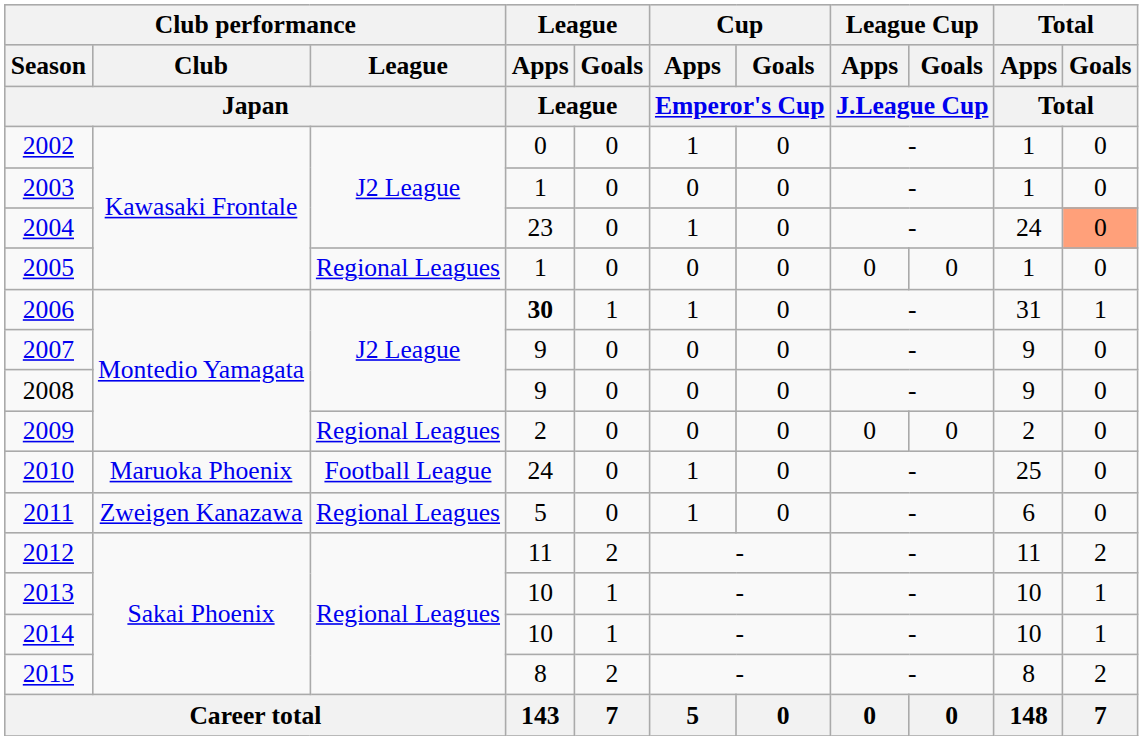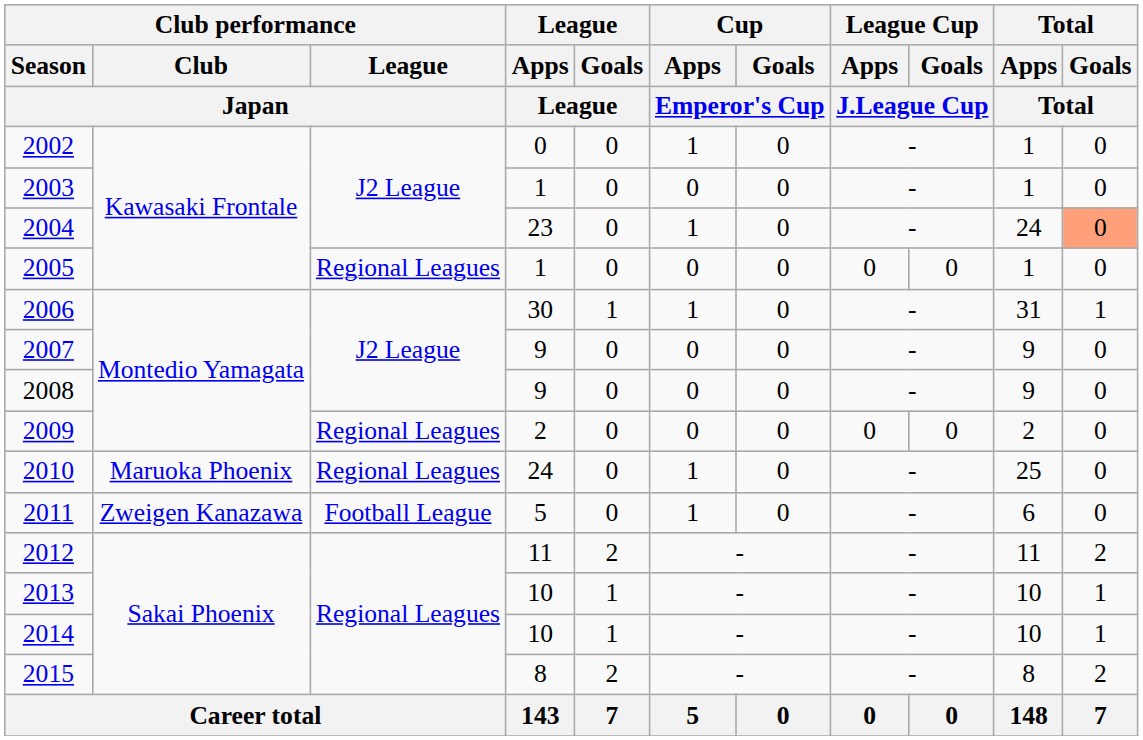(540, 308) bold -> (540, 308) normal
(408, 471) Football League -> (408, 471) Regional Leagues
(408, 512) Regional Leagues -> (408, 512) Football League
